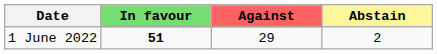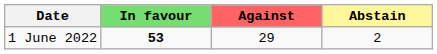(156, 38) 51 -> (156, 38) 53
